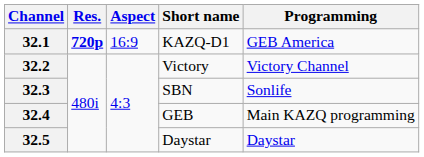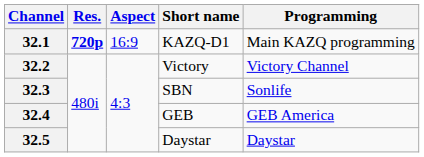(290, 41) GEB America -> (331, 41) Main KAZQ programming
(331, 115) Main KAZQ programming -> (290, 115) GEB America
